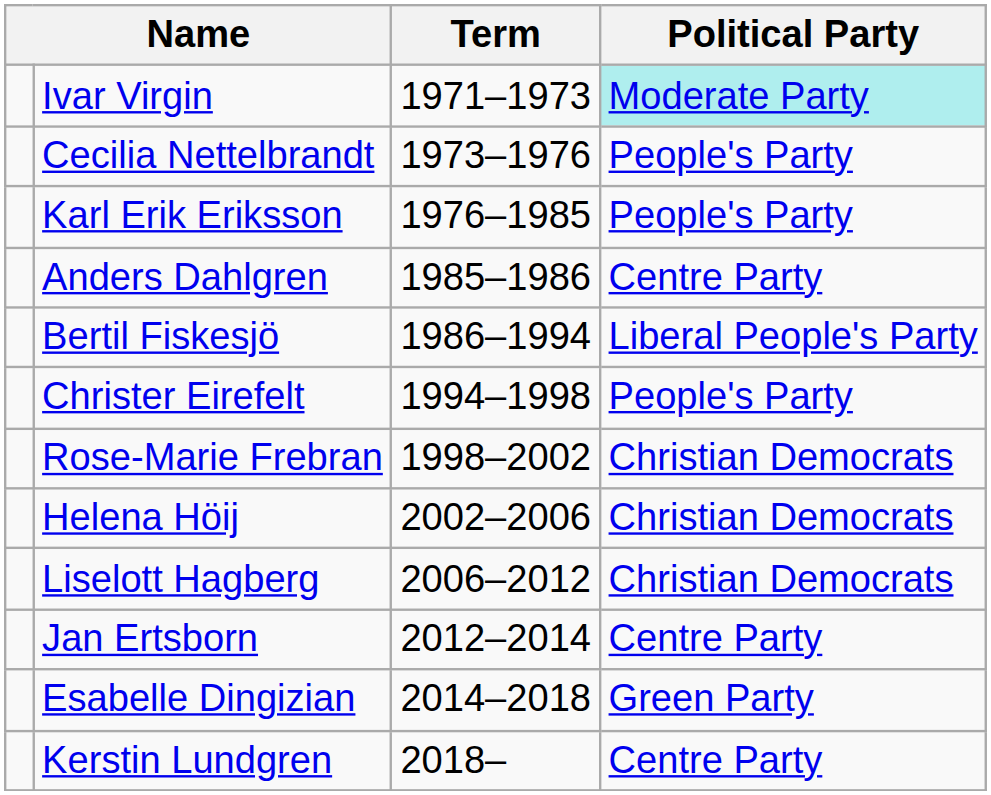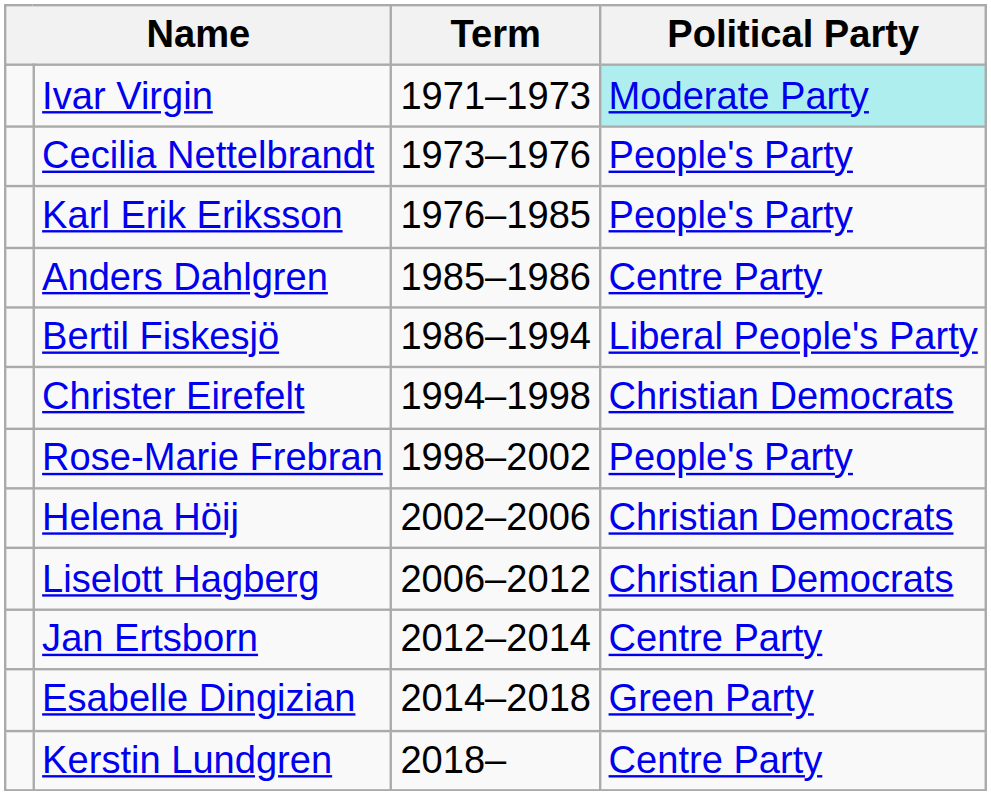(731, 397) People's Party -> (781, 397) Christian Democrats
(781, 457) Christian Democrats -> (731, 457) People's Party
